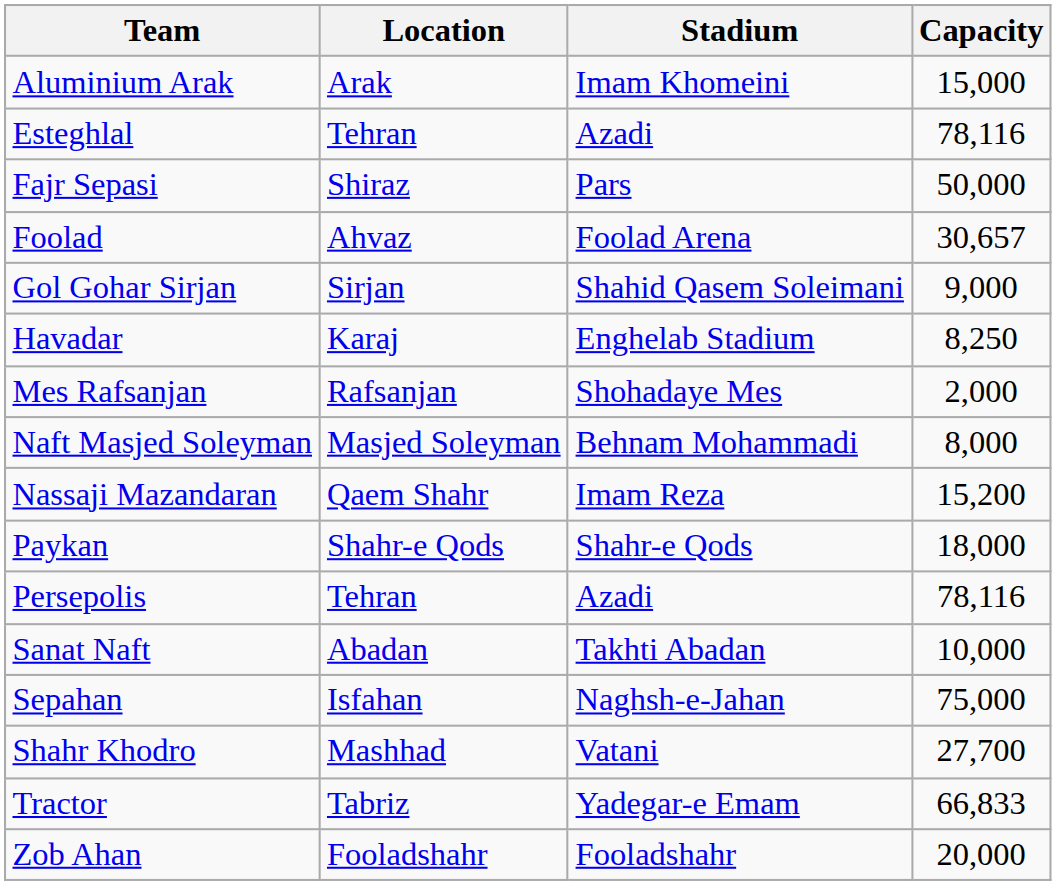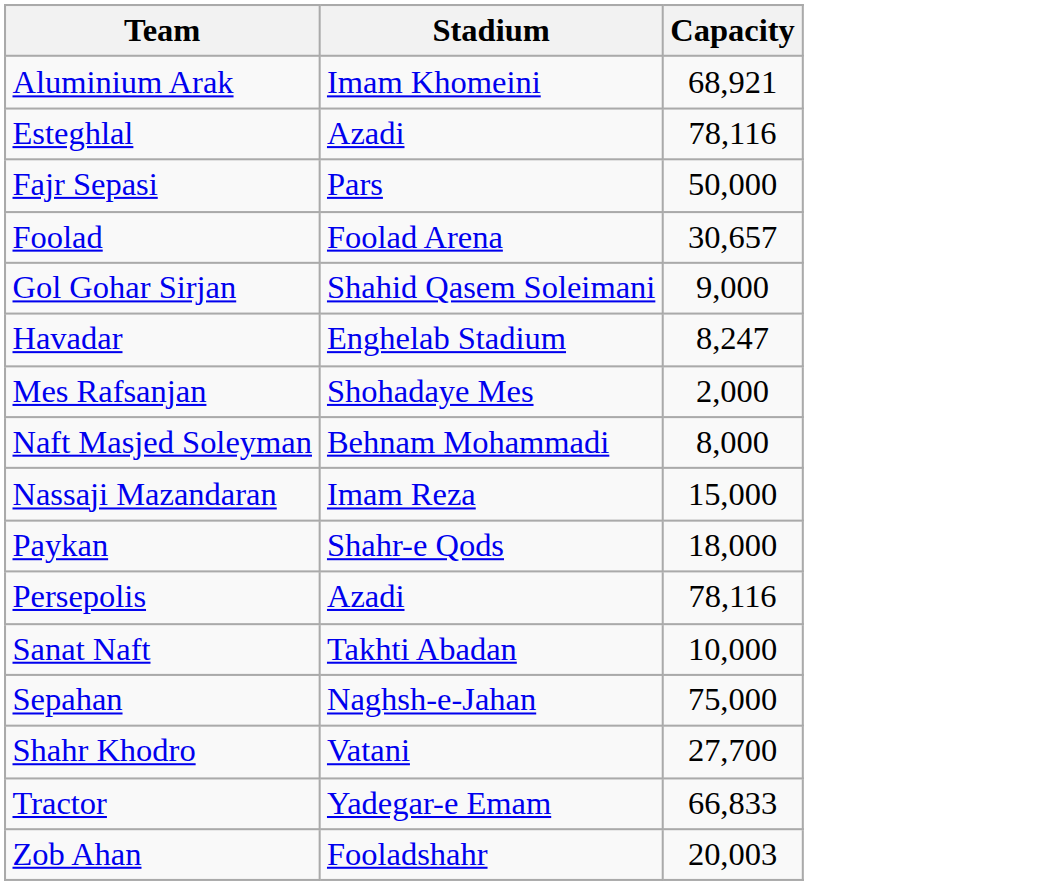- column: (444, 30)
(981, 81) 15,000 -> (733, 81) 68,921
(981, 339) 8,250 -> (733, 339) 8,247
(981, 493) 15,200 -> (733, 493) 15,000
(981, 854) 20,000 -> (733, 854) 20,003
